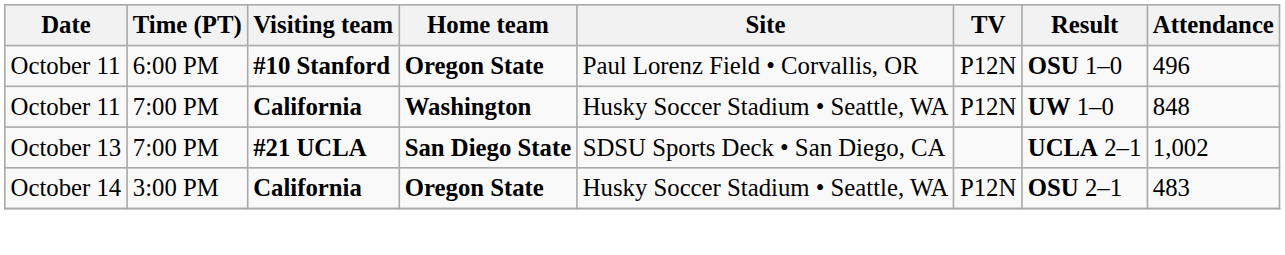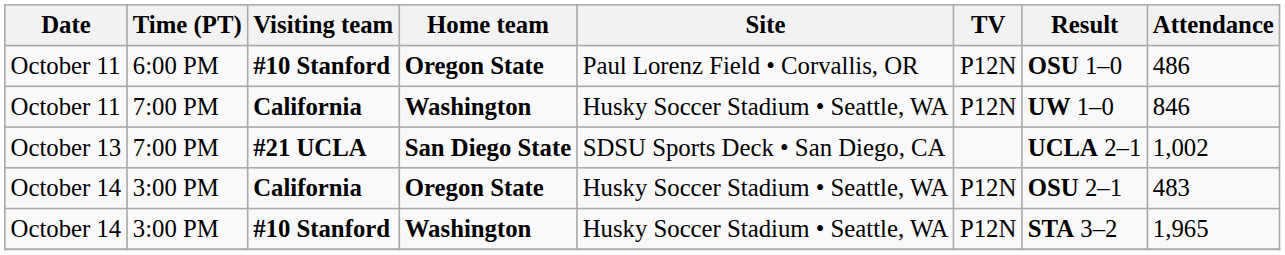(1171, 65) 496 -> (1171, 65) 486
(1171, 106) 848 -> (1171, 106) 846
+ row: (66, 229)
